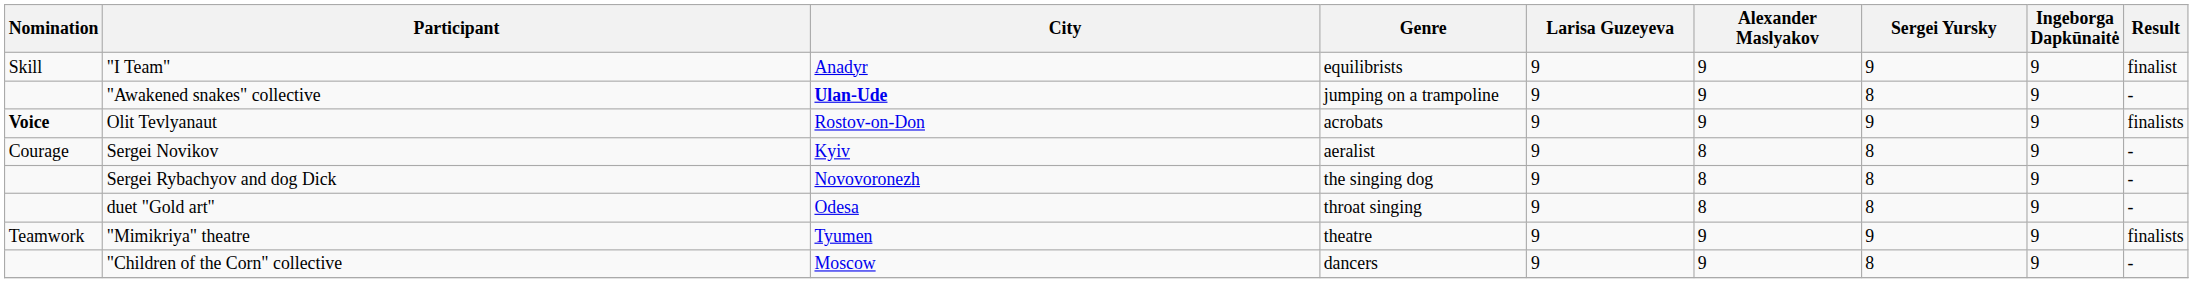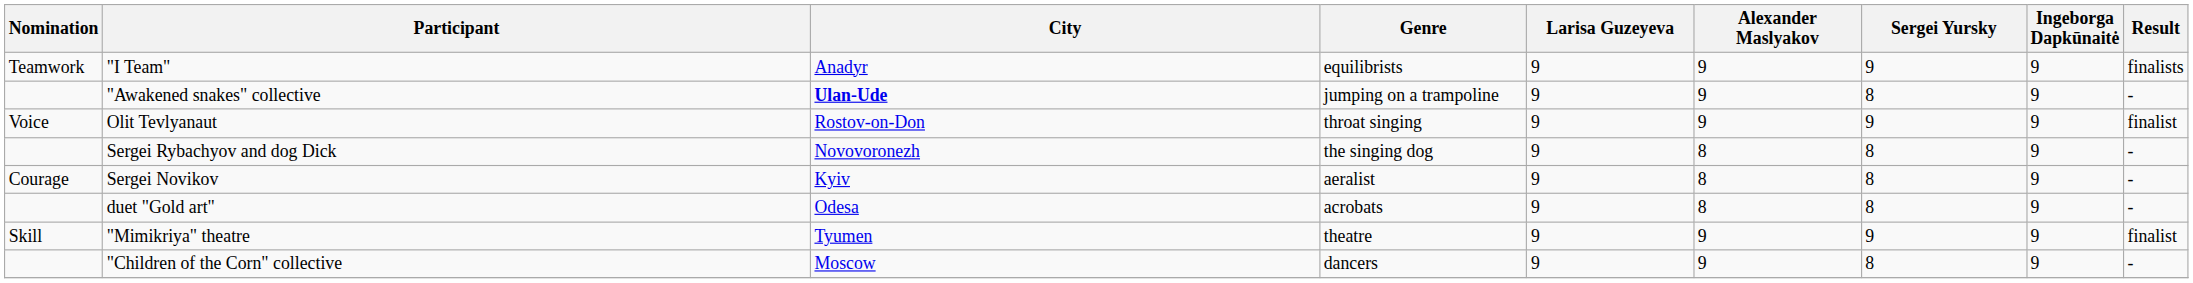(25, 66) Skill -> (46, 66) Teamwork
(2152, 66) finalist -> (2156, 66) finalists
(29, 123) bold -> (29, 123) normal
(1353, 123) acrobats -> (1373, 123) throat singing
(2156, 123) finalists -> (2152, 123) finalist
rows swapped: (222, 179) <-> (162, 151)
(1373, 207) throat singing -> (1353, 207) acrobats
(46, 235) Teamwork -> (25, 235) Skill
(2156, 235) finalists -> (2152, 235) finalist
